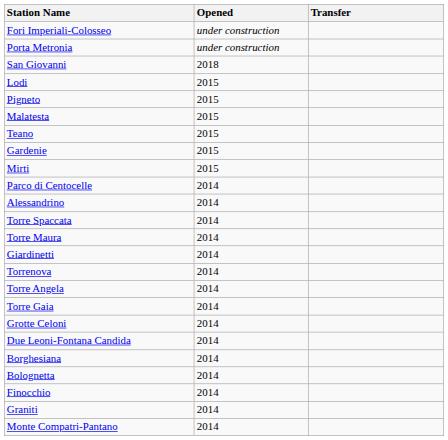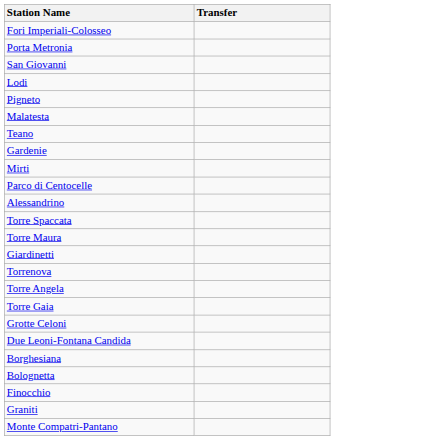- column: (215, 13)
